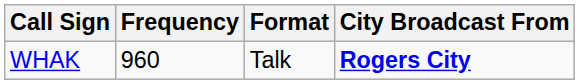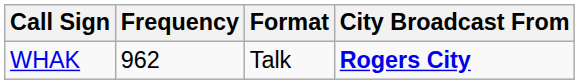(140, 60) 960 -> (140, 60) 962
